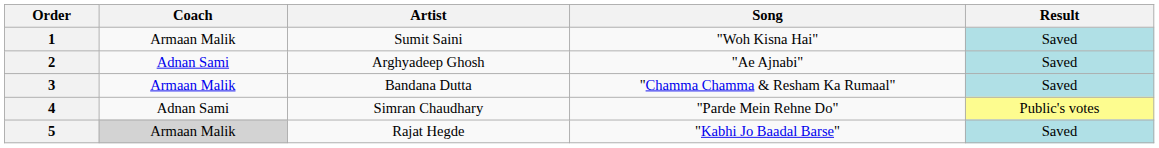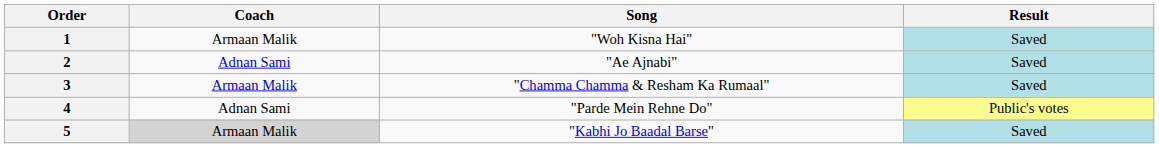- column: (428, 16)
